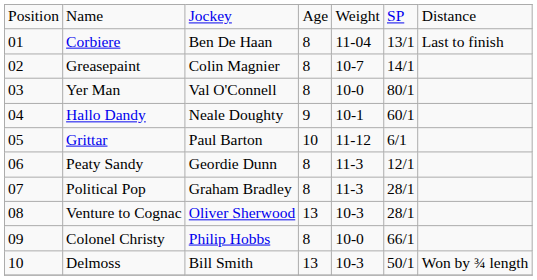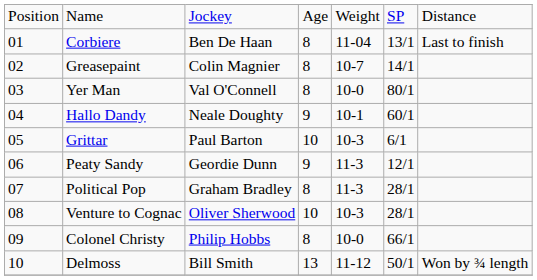(353, 139) 11-12 -> (350, 139) 10-3
(306, 164) 8 -> (306, 164) 9
(310, 213) 13 -> (310, 213) 10
(350, 262) 10-3 -> (353, 262) 11-12
